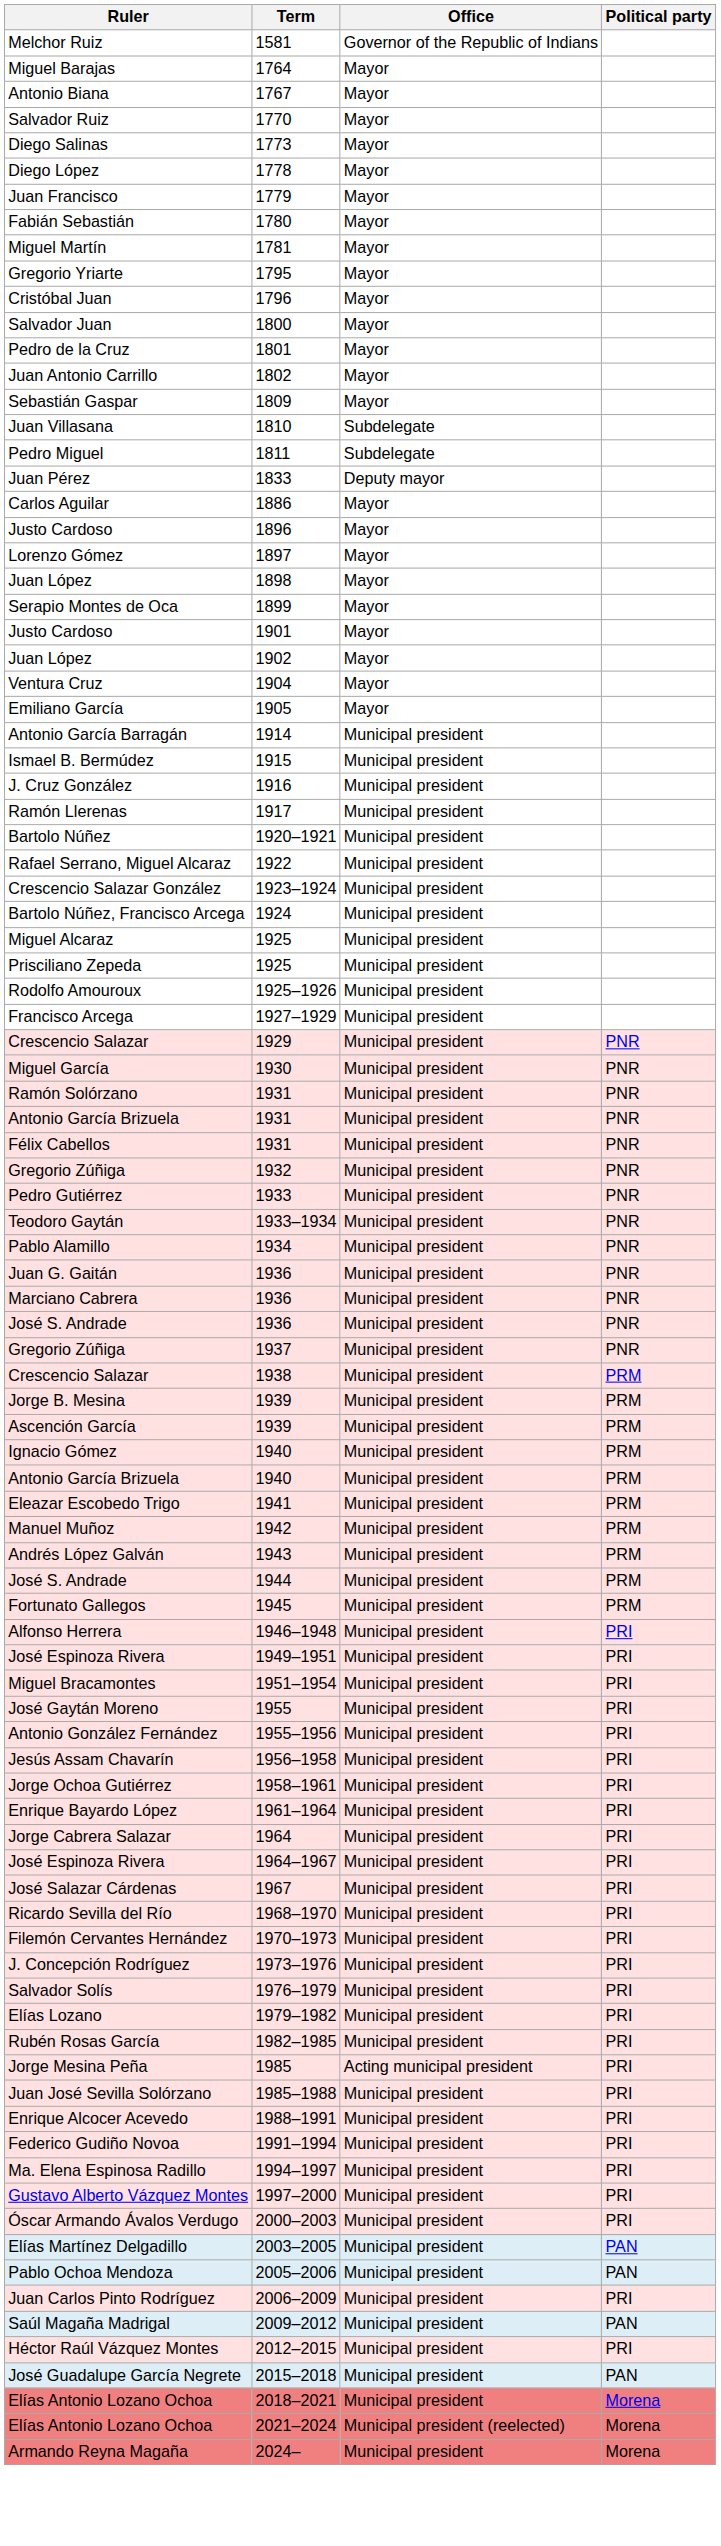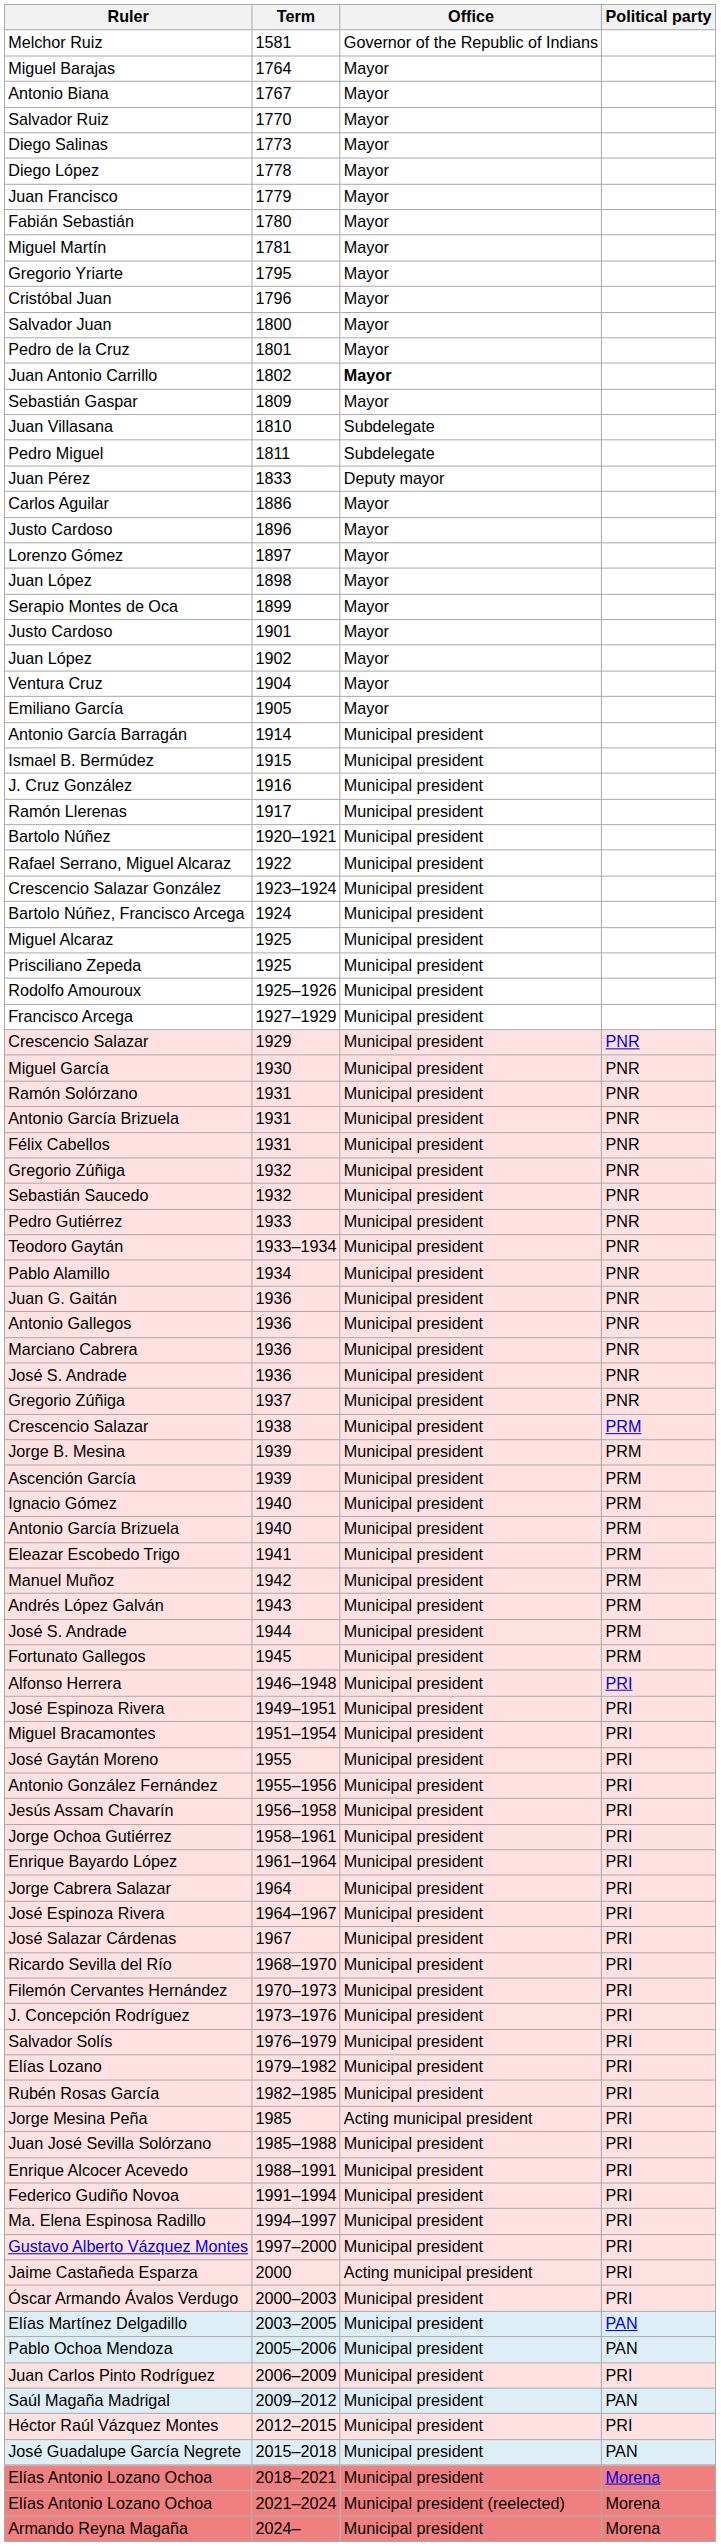(366, 376) normal -> (368, 376) bold
+ row: (78, 1196)
+ row: (70, 1324)
+ row: (103, 2272)
